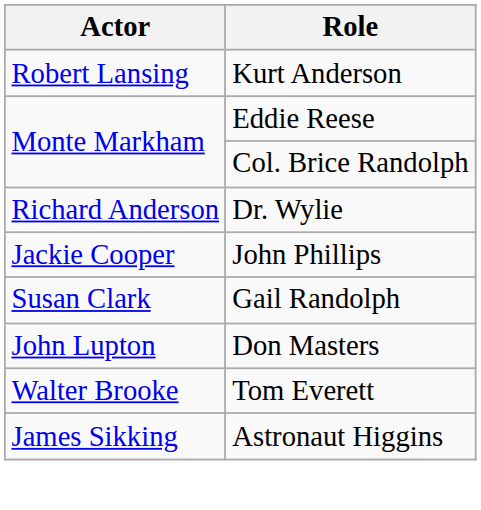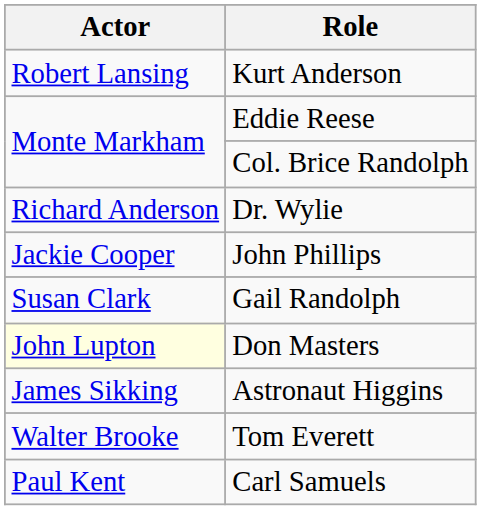(84, 345) no background -> (84, 345) lightyellow background
rows swapped: (303, 390) <-> (338, 436)
+ row: (309, 481)
